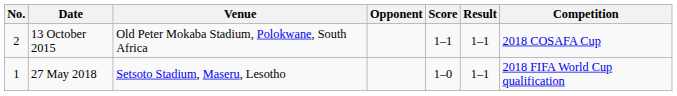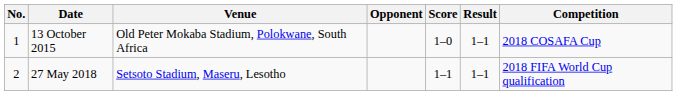(16, 40) 2 -> (16, 40) 1
(443, 40) 1–1 -> (443, 40) 1–0
(16, 74) 1 -> (16, 74) 2
(443, 74) 1–0 -> (443, 74) 1–1
